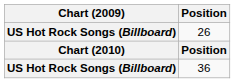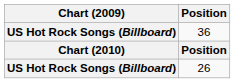rows swapped: (204, 31) <-> (204, 68)
